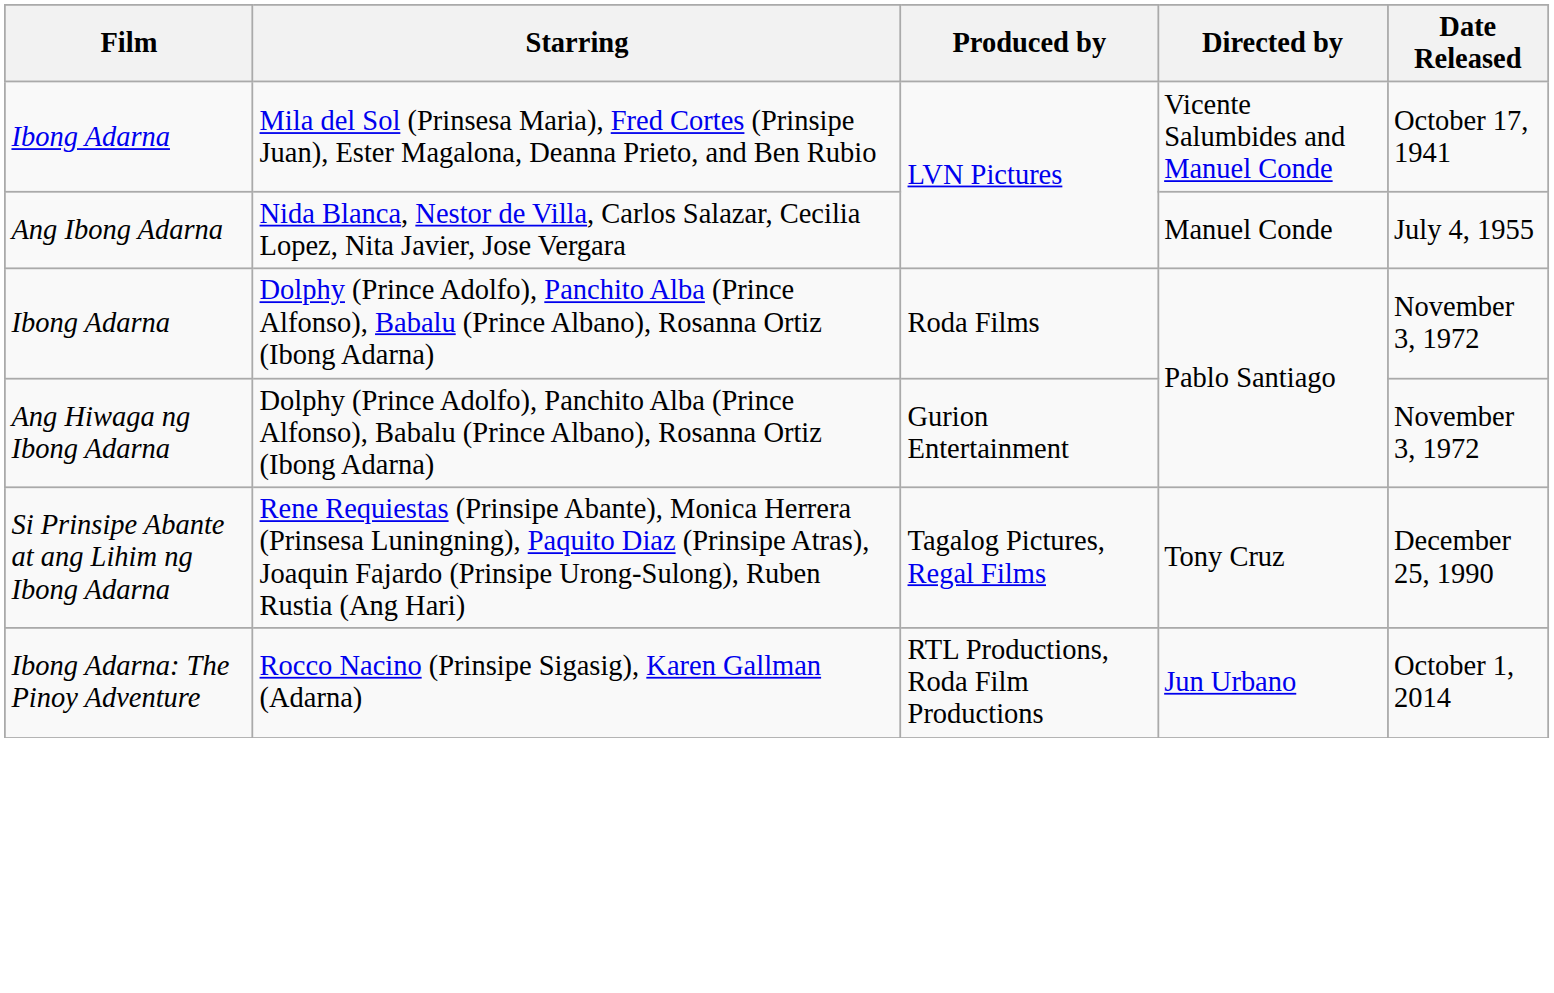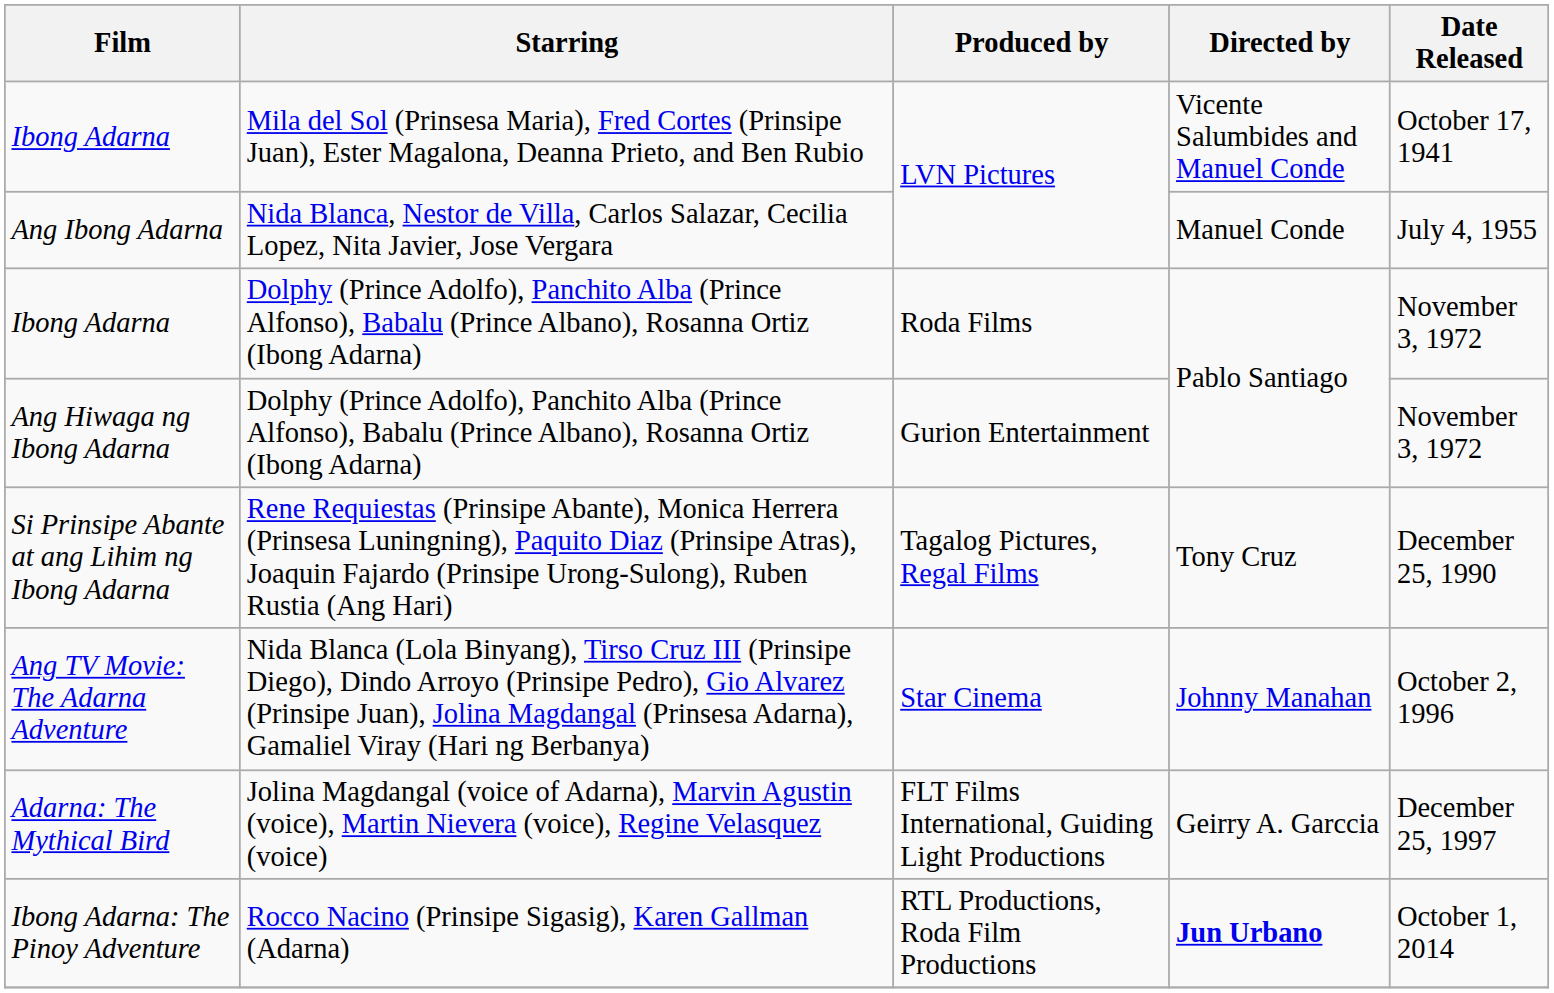+ row: (98, 698)
+ row: (90, 823)
(1230, 682) normal -> (1249, 933) bold
